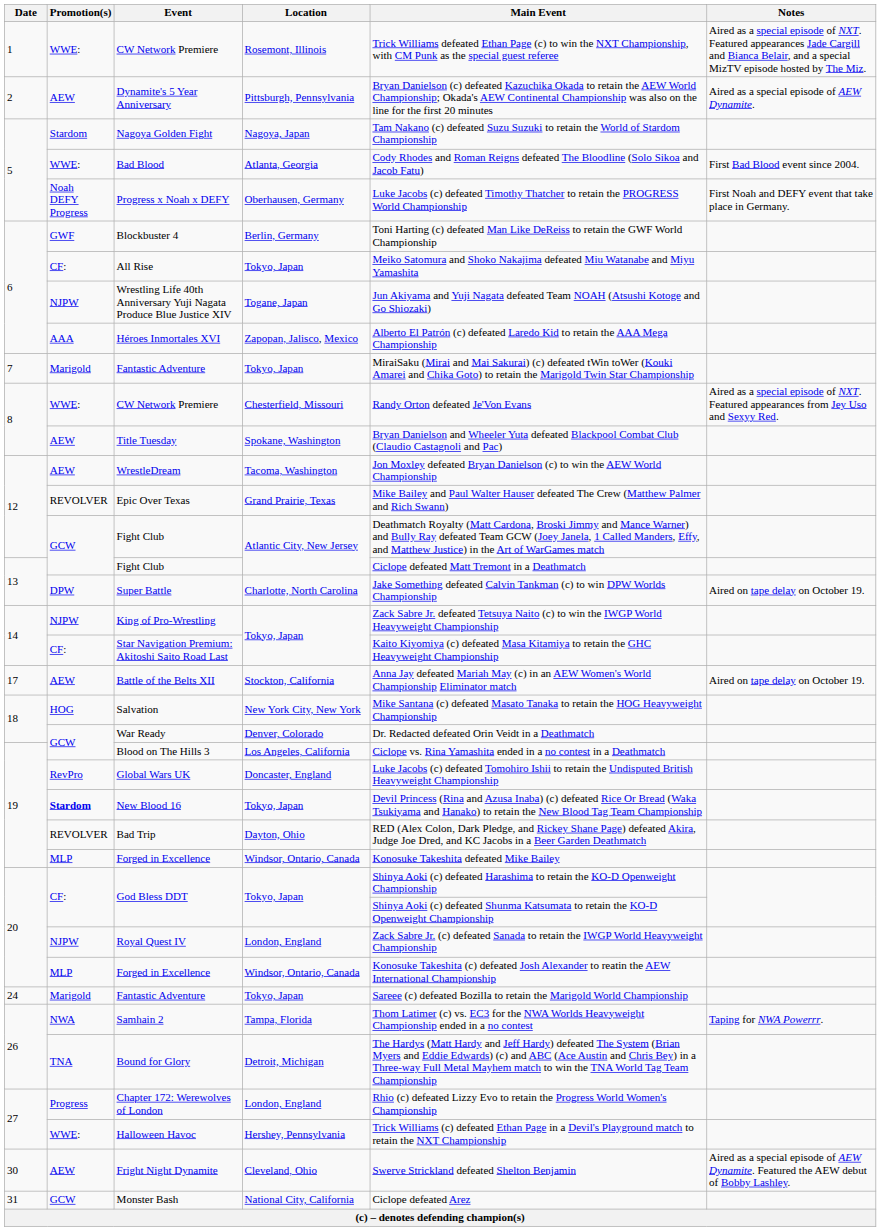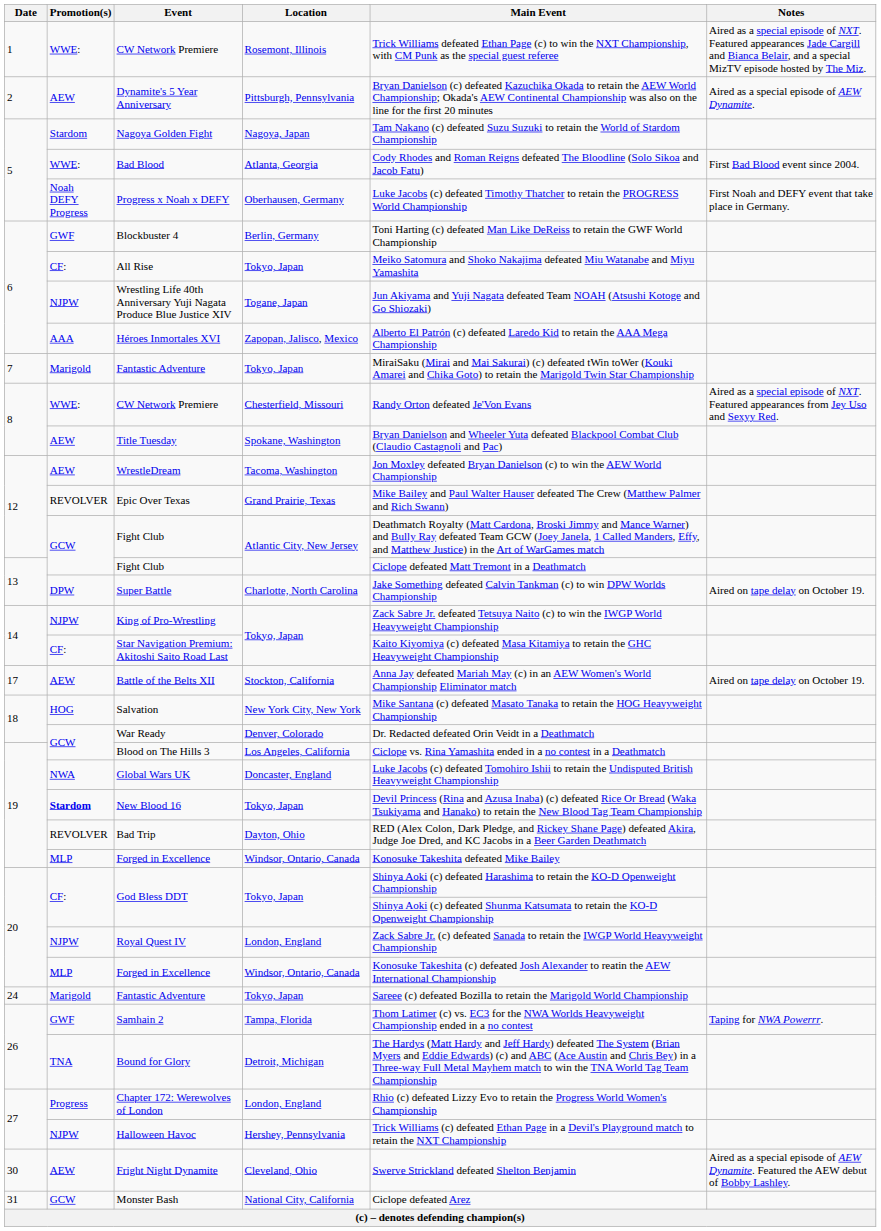(66, 775) RevPro -> (62, 775) NWA
(62, 1019) NWA -> (62, 1019) GWF
(65, 1134) WWE: -> (64, 1134) NJPW
